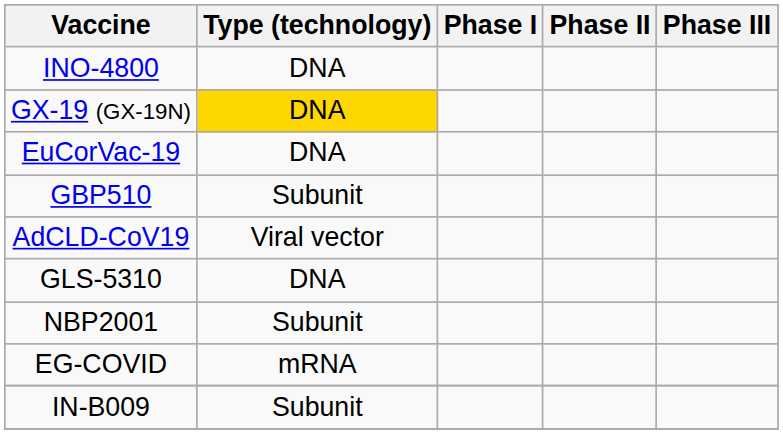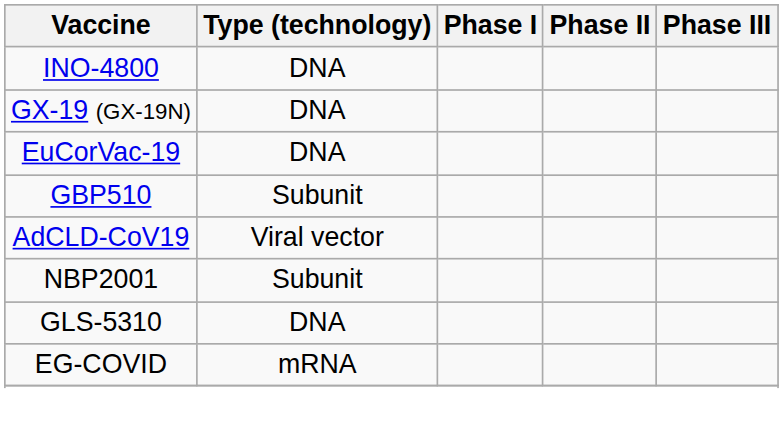(317, 110) gold background -> (317, 110) no background
rows swapped: (101, 279) <-> (101, 322)
- row: (101, 407)
